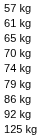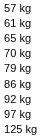- row: (18, 69)
+ row: (18, 114)
